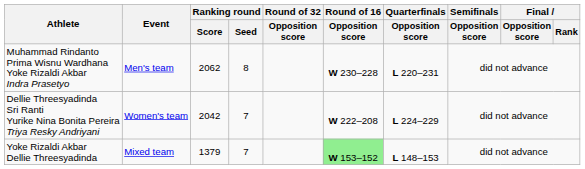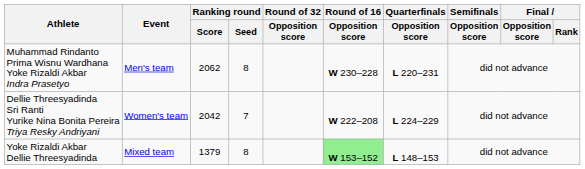(246, 152) 7 -> (246, 152) 8
